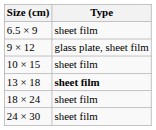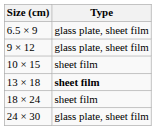(76, 30) sheet film -> (102, 30) glass plate, sheet film
(76, 116) sheet film -> (102, 116) glass plate, sheet film
